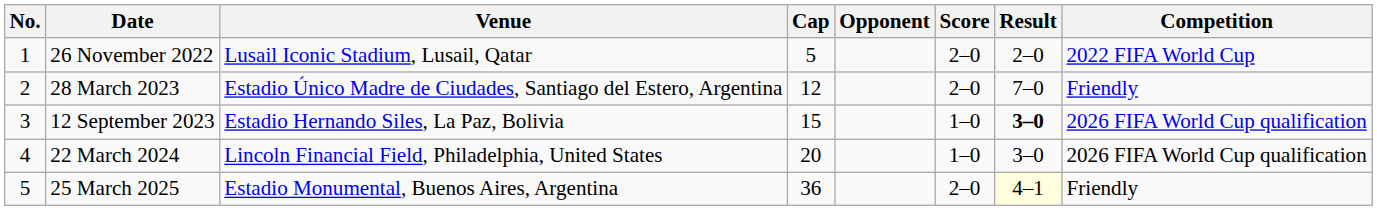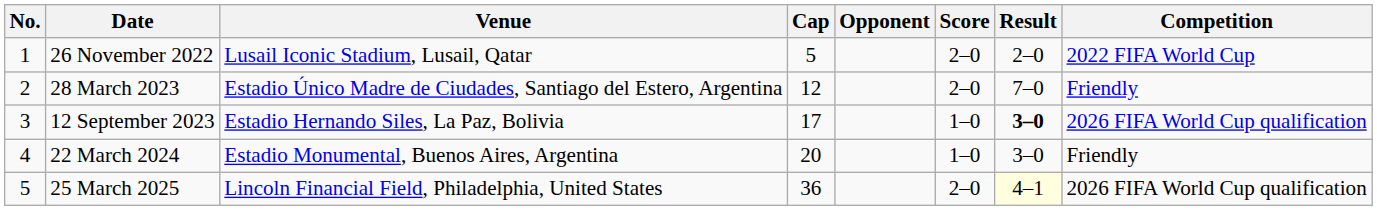(811, 121) 15 -> (811, 121) 17
(443, 155) Lincoln Financial Field, Philadelphia, United States -> (421, 155) Estadio Monumental, Buenos Aires, Argentina
(1217, 155) 2026 FIFA World Cup qualification -> (1102, 155) Friendly
(421, 188) Estadio Monumental, Buenos Aires, Argentina -> (443, 188) Lincoln Financial Field, Philadelphia, United States
(1102, 188) Friendly -> (1217, 188) 2026 FIFA World Cup qualification
